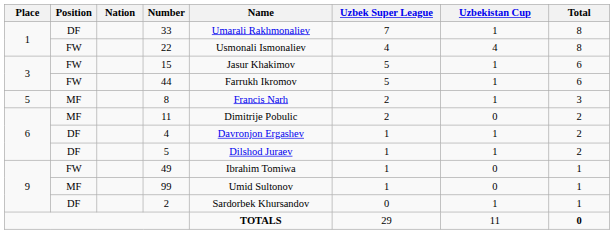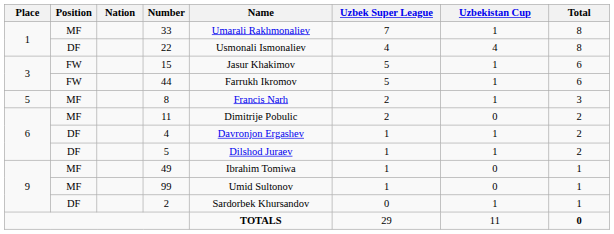(74, 30) DF -> (74, 30) MF
(74, 47) FW -> (74, 47) DF
(74, 168) FW -> (74, 168) MF
